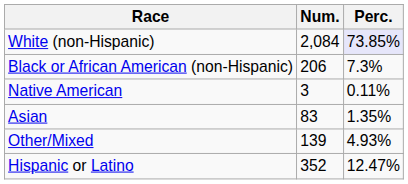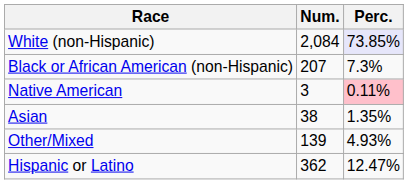(313, 66) 206 -> (313, 66) 207
(368, 91) no background -> (368, 91) pink background
(309, 116) 83 -> (309, 116) 38
(313, 166) 352 -> (313, 166) 362
